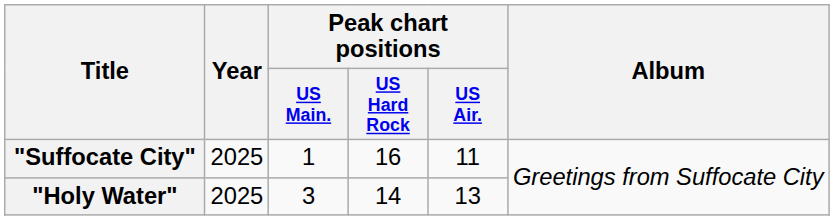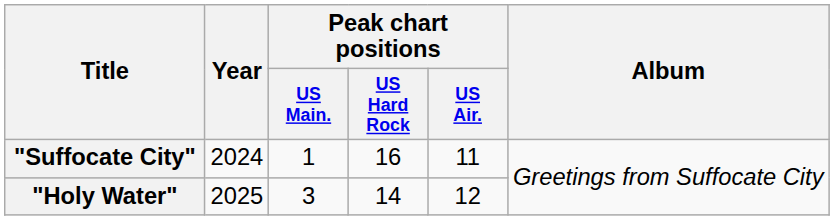(237, 158) 2025 -> (237, 158) 2024
(468, 195) 13 -> (468, 195) 12
